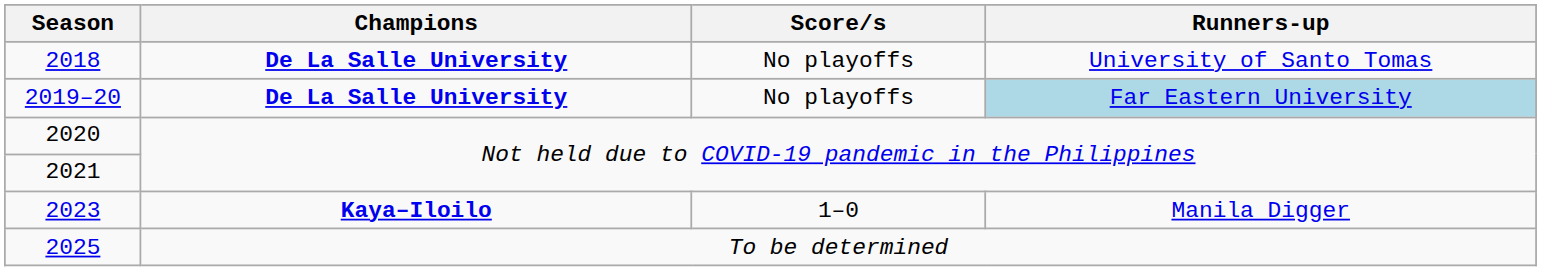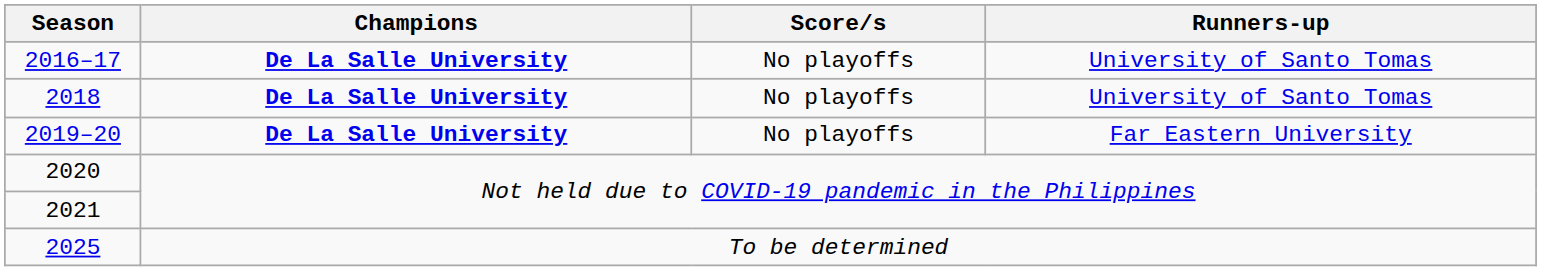+ row: (73, 61)
(1261, 98) lightblue background -> (1261, 135) no background
- row: (73, 210)
